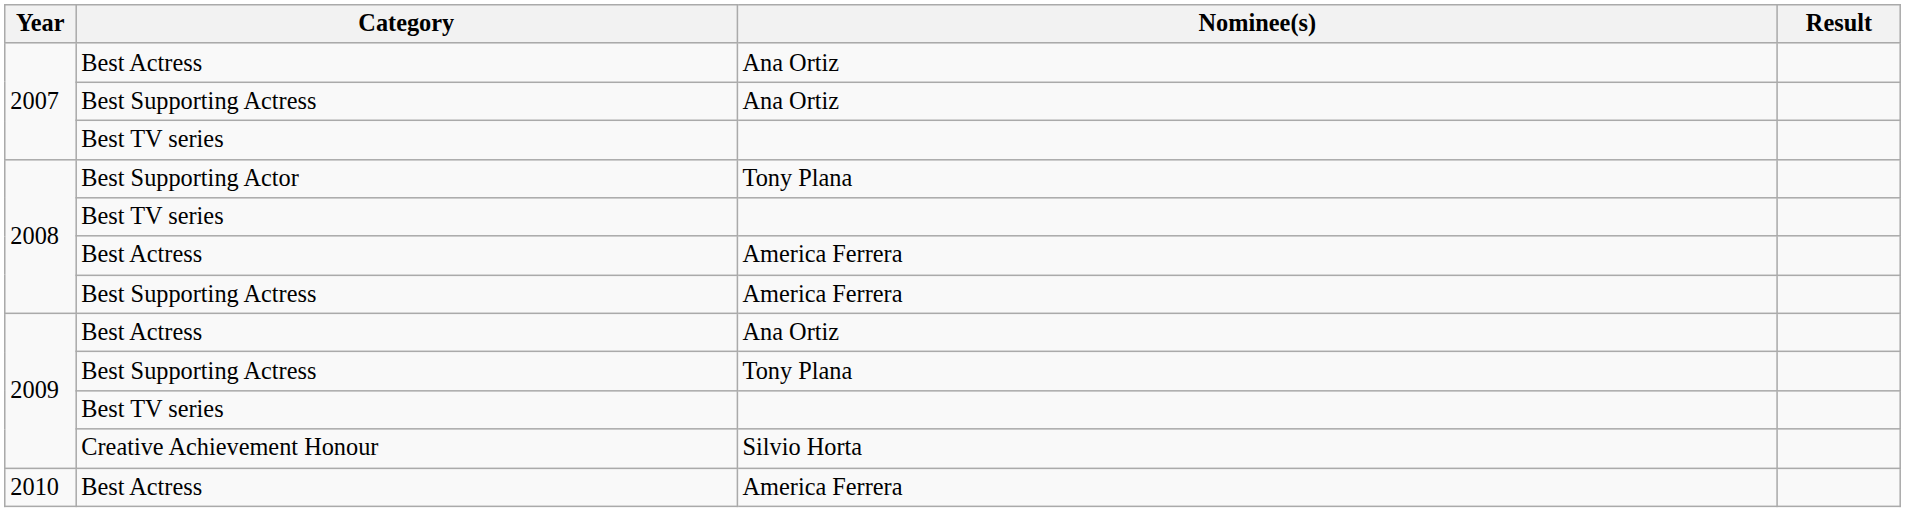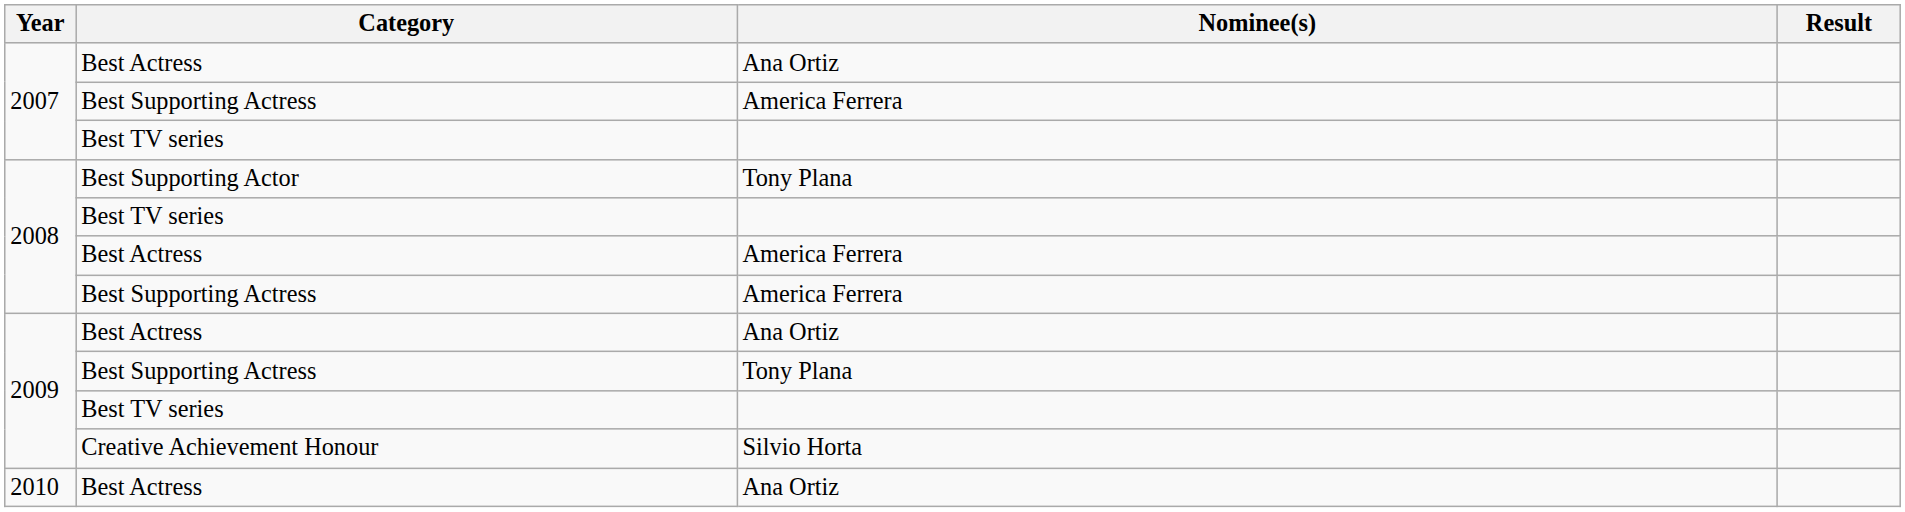(791, 100) Ana Ortiz -> (823, 100) America Ferrera
(823, 486) America Ferrera -> (791, 486) Ana Ortiz
